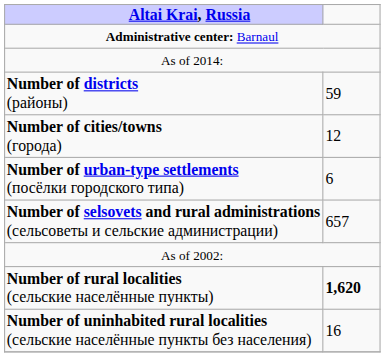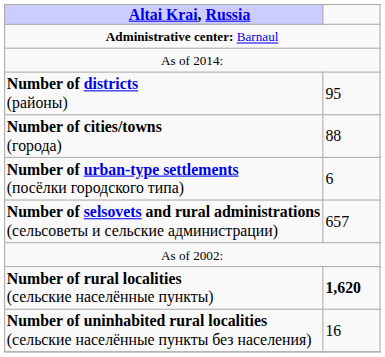(333, 93) 59 -> (333, 93) 95
(333, 136) 12 -> (333, 136) 88
